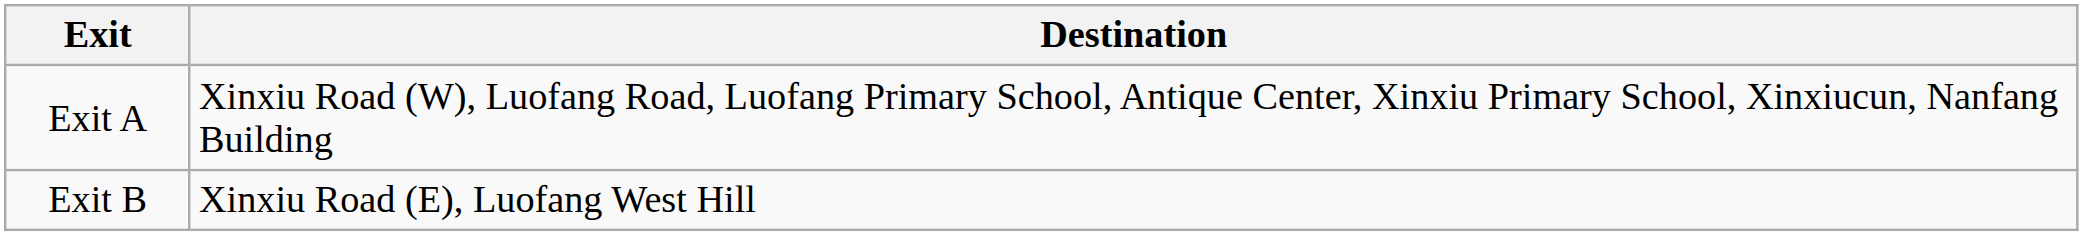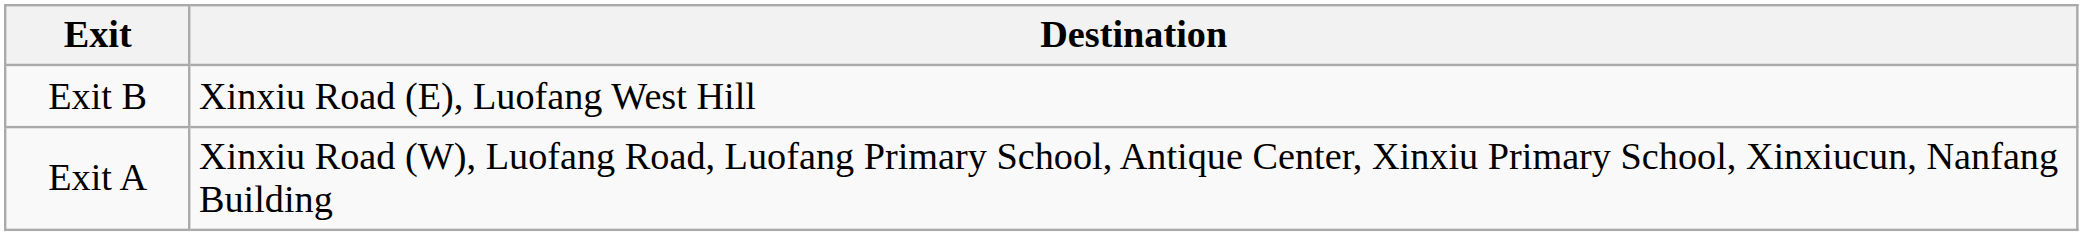rows swapped: (98, 116) <-> (98, 199)
